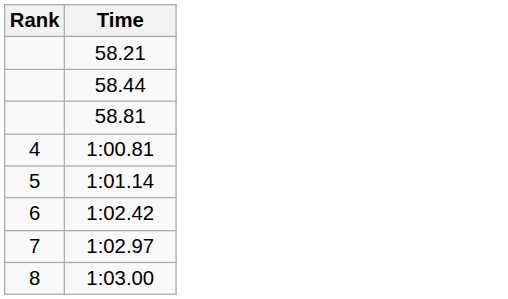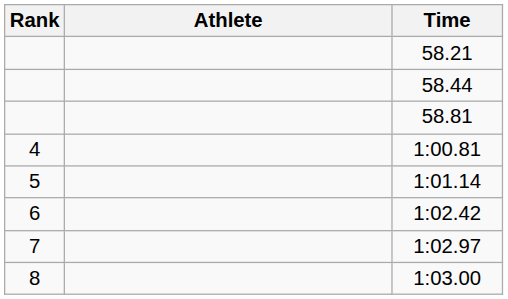+ column: (228, 20)
